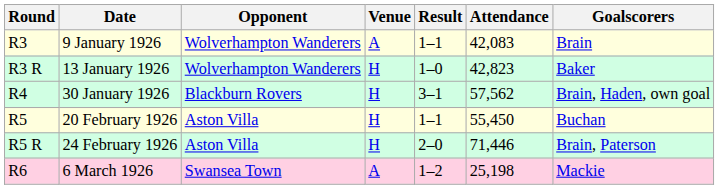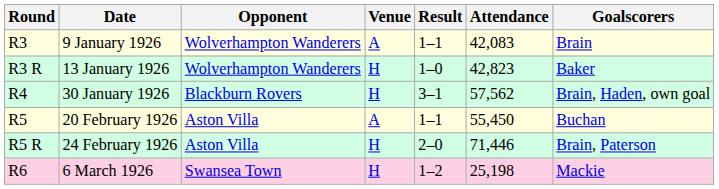(374, 119) H -> (374, 119) A
(374, 171) A -> (374, 171) H
